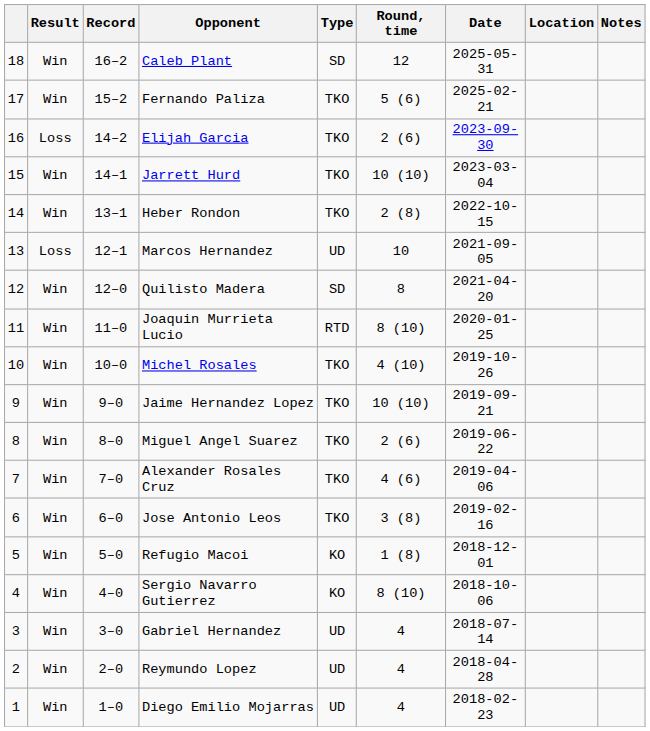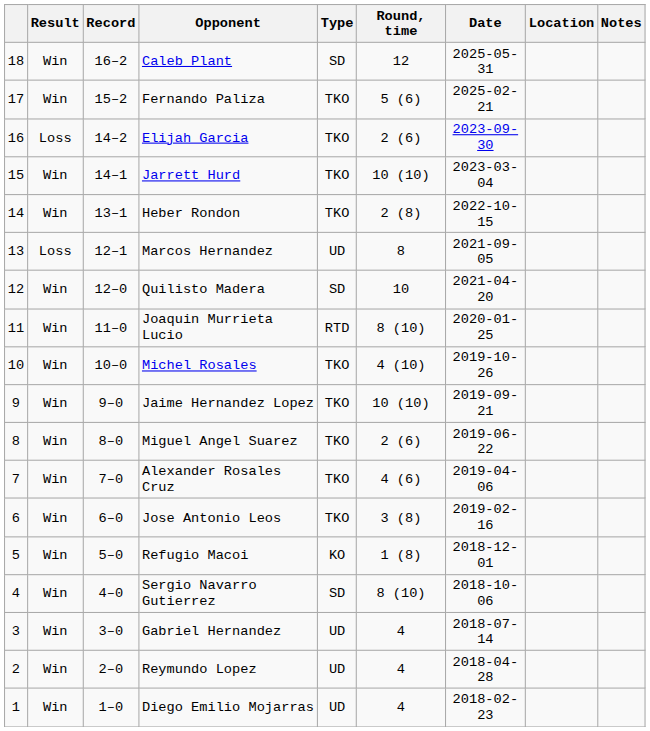(401, 252) 10 -> (401, 252) 8
(401, 290) 8 -> (401, 290) 10
(337, 593) KO -> (337, 593) SD
